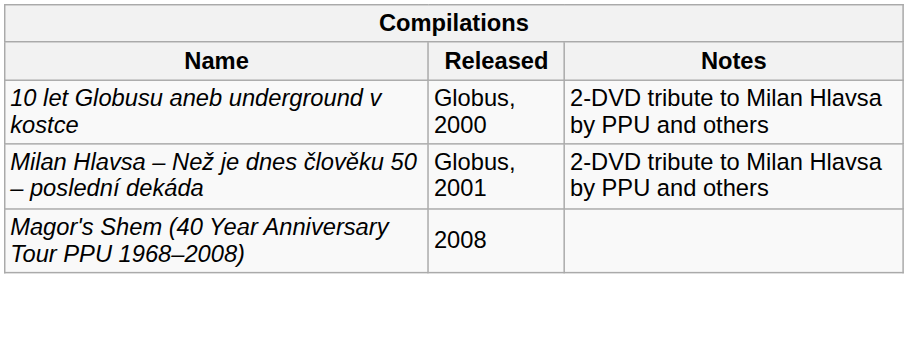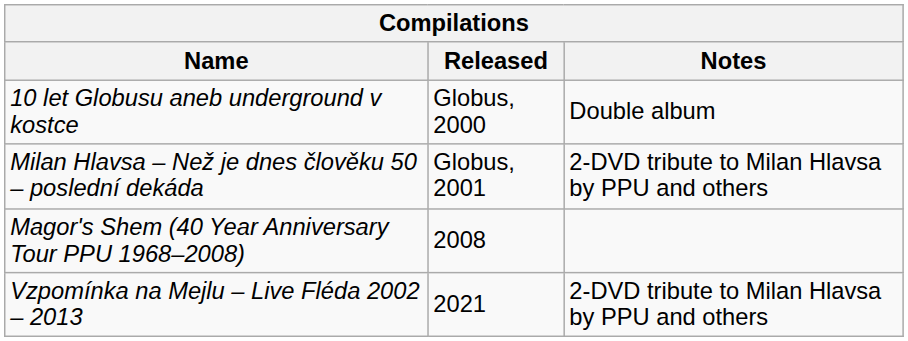(726, 111) 2-DVD tribute to Milan Hlavsa by PPU and others -> (642, 111) Double album
+ row: (215, 304)
